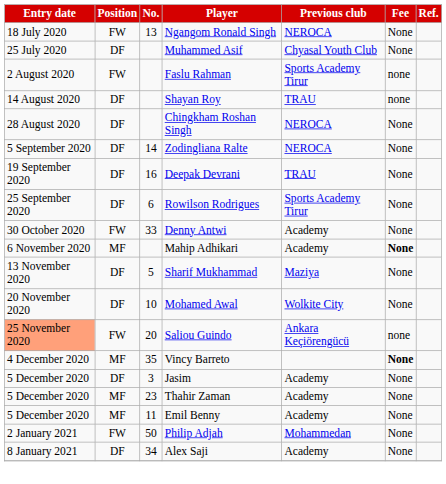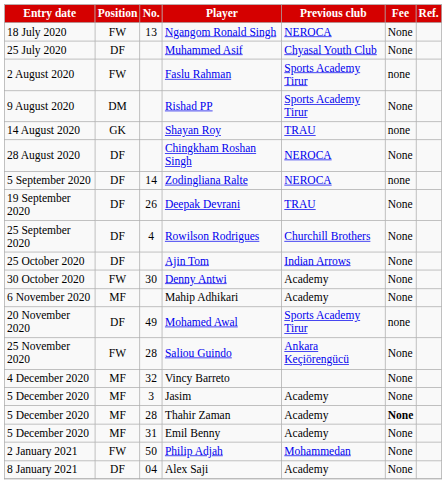+ row: (189, 106)
(117, 99) DF -> (117, 130) GK
(400, 149) None -> (399, 180) none
(151, 173) 16 -> (151, 205) 26
(151, 205) 6 -> (151, 236) 4
(322, 205) Sports Academy Tirur -> (327, 236) Churchill Brothers
+ row: (187, 261)
(151, 229) 33 -> (151, 279) 30
(400, 248) bold -> (400, 297) normal
- row: (211, 272)
(151, 304) 10 -> (151, 322) 49
(314, 304) Wolkite City -> (322, 322) Sports Academy Tirur
(400, 304) None -> (399, 322) none
(39, 335) lightsalmon background -> (39, 353) no background
(151, 335) 20 -> (151, 353) 28
(399, 335) none -> (400, 353) None
(151, 360) 35 -> (151, 378) 32
(400, 360) bold -> (400, 378) normal
(117, 378) DF -> (117, 396) MF
(151, 396) 23 -> (151, 414) 28
(400, 396) normal -> (400, 414) bold
(151, 414) 11 -> (151, 433) 31
(151, 451) 34 -> (151, 469) 04
